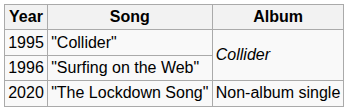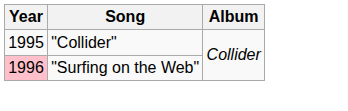(26, 67) no background -> (26, 67) pink background
- row: (130, 93)
